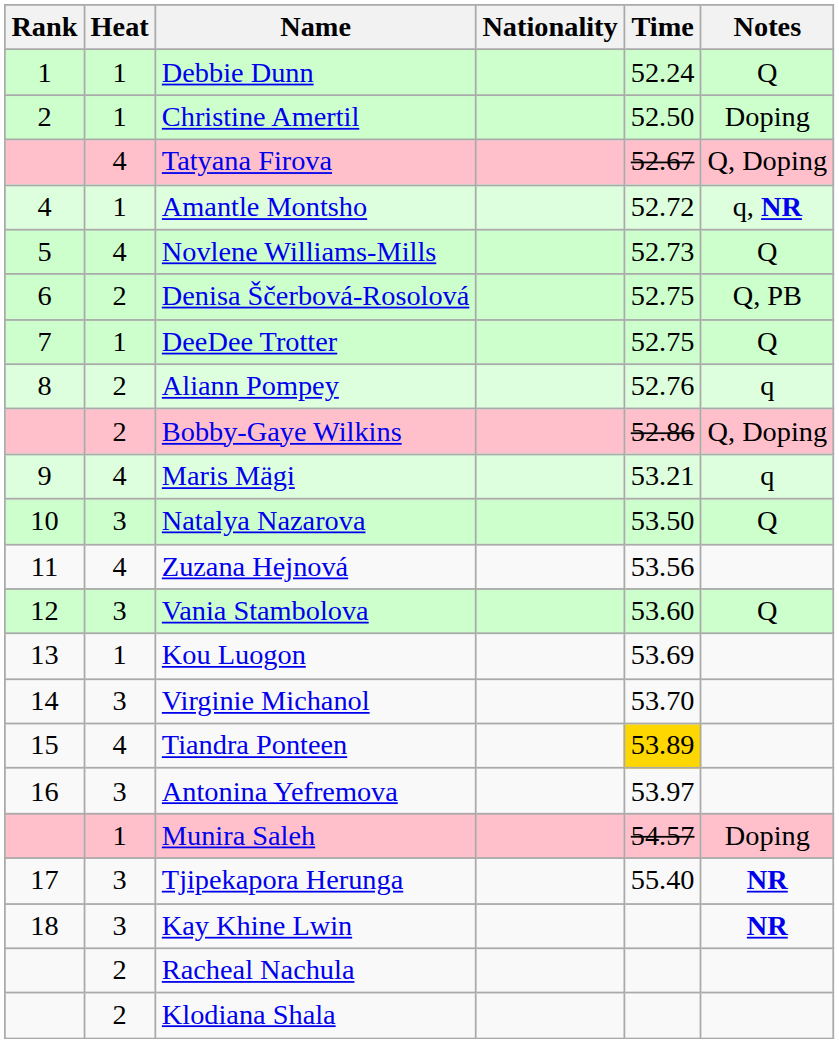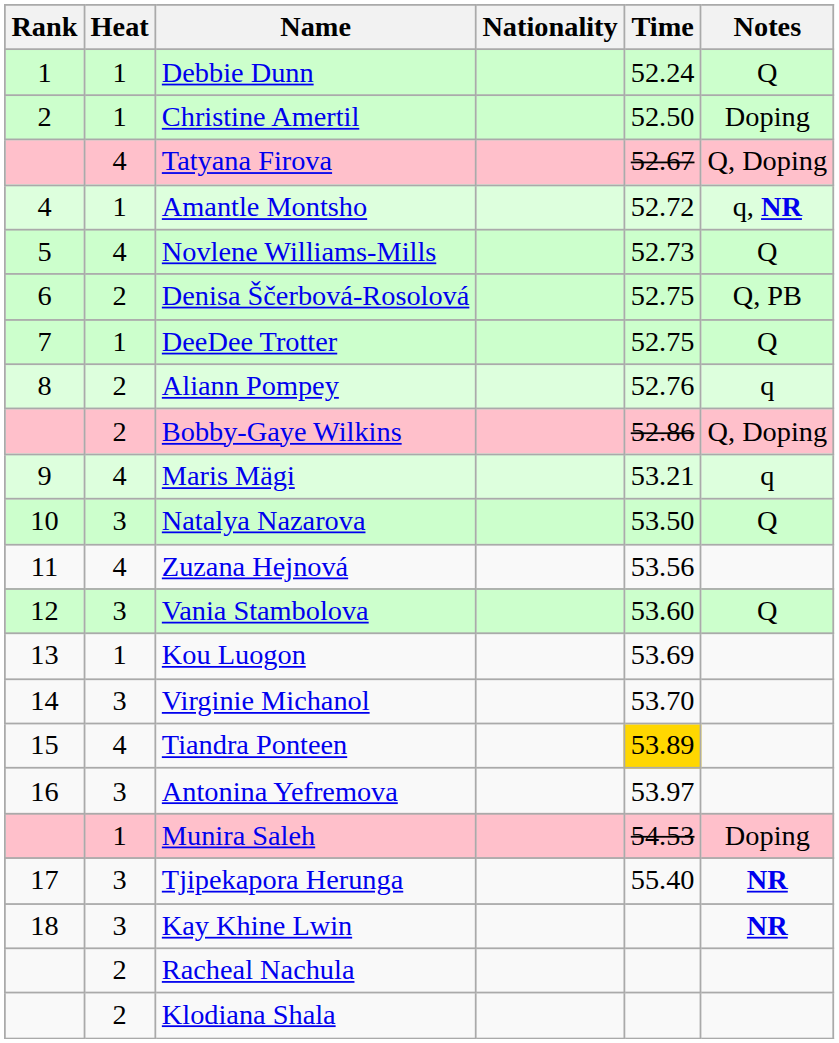(663, 835) 54.57 -> (663, 835) 54.53
